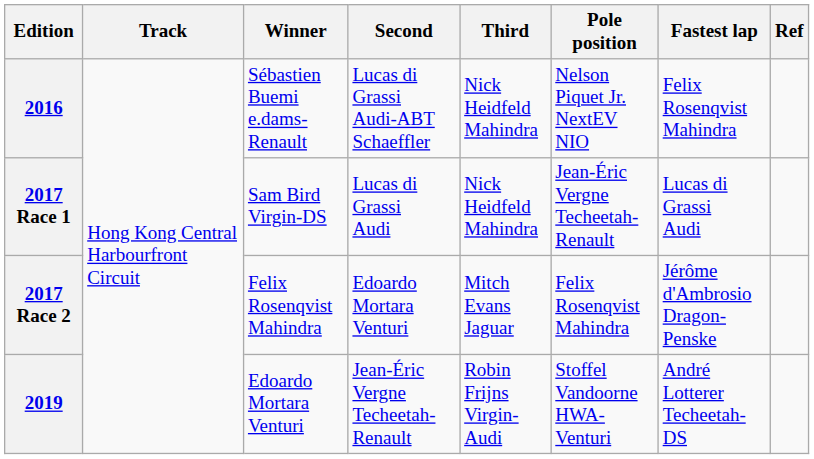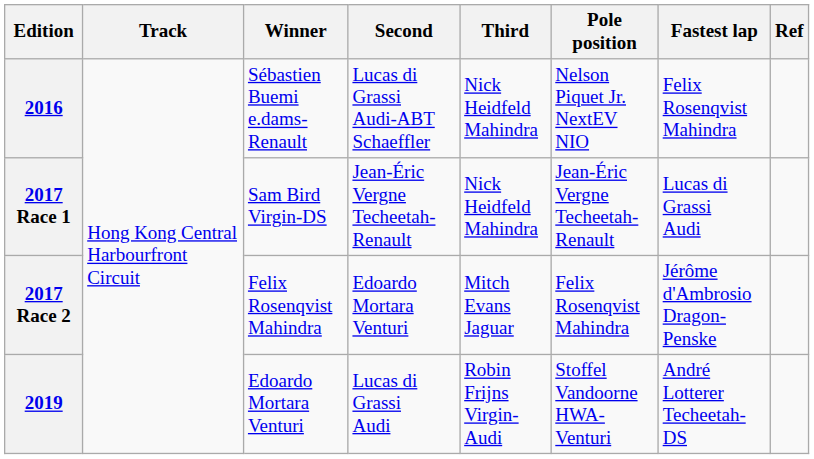(385, 206) Lucas di Grassi Audi -> (394, 206) Jean-Éric Vergne Techeetah-Renault
(394, 404) Jean-Éric Vergne Techeetah-Renault -> (385, 404) Lucas di Grassi Audi
